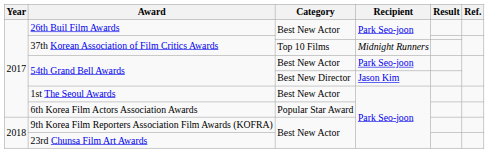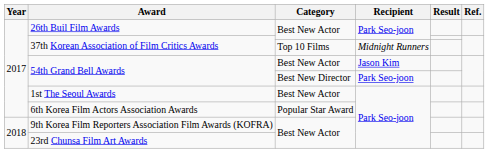(386, 63) Park Seo-joon -> (379, 63) Jason Kim
(379, 78) Jason Kim -> (386, 78) Park Seo-joon
